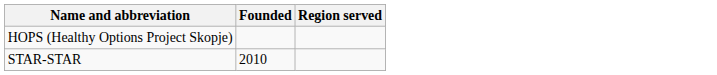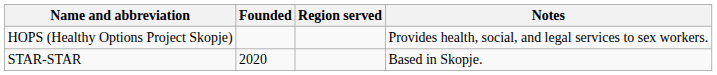+ column: (548, 15)
(253, 59) 2010 -> (253, 59) 2020
